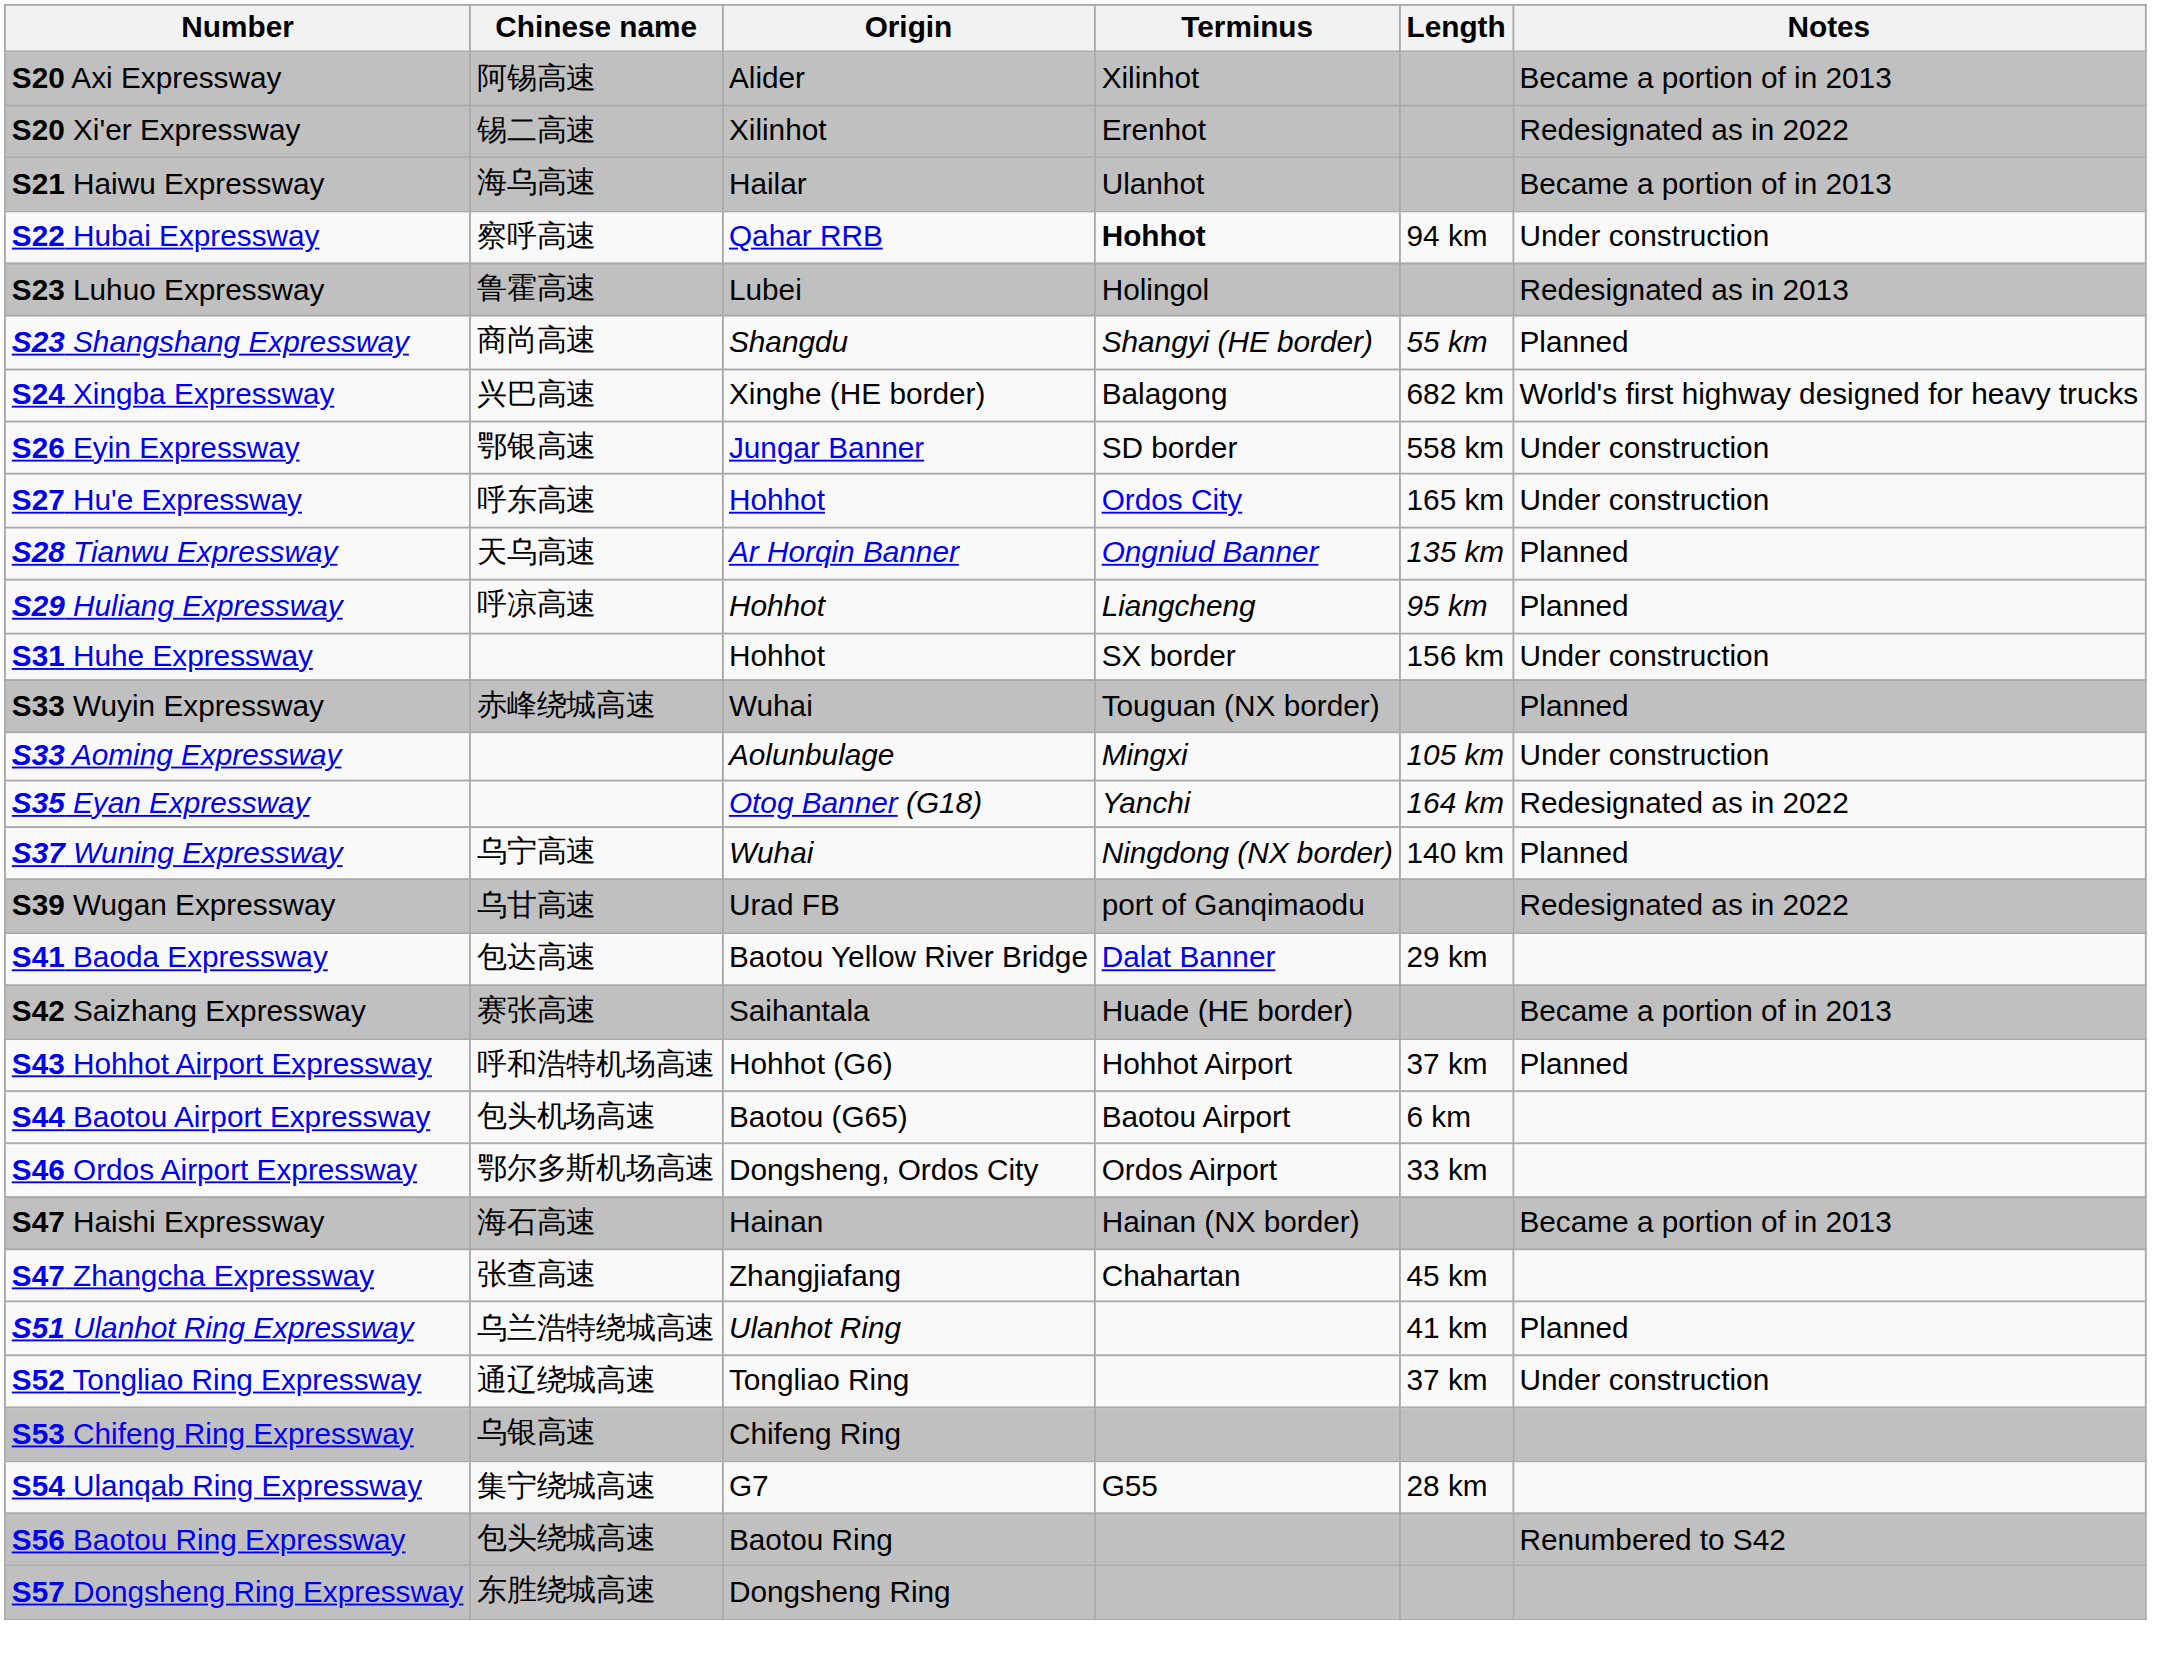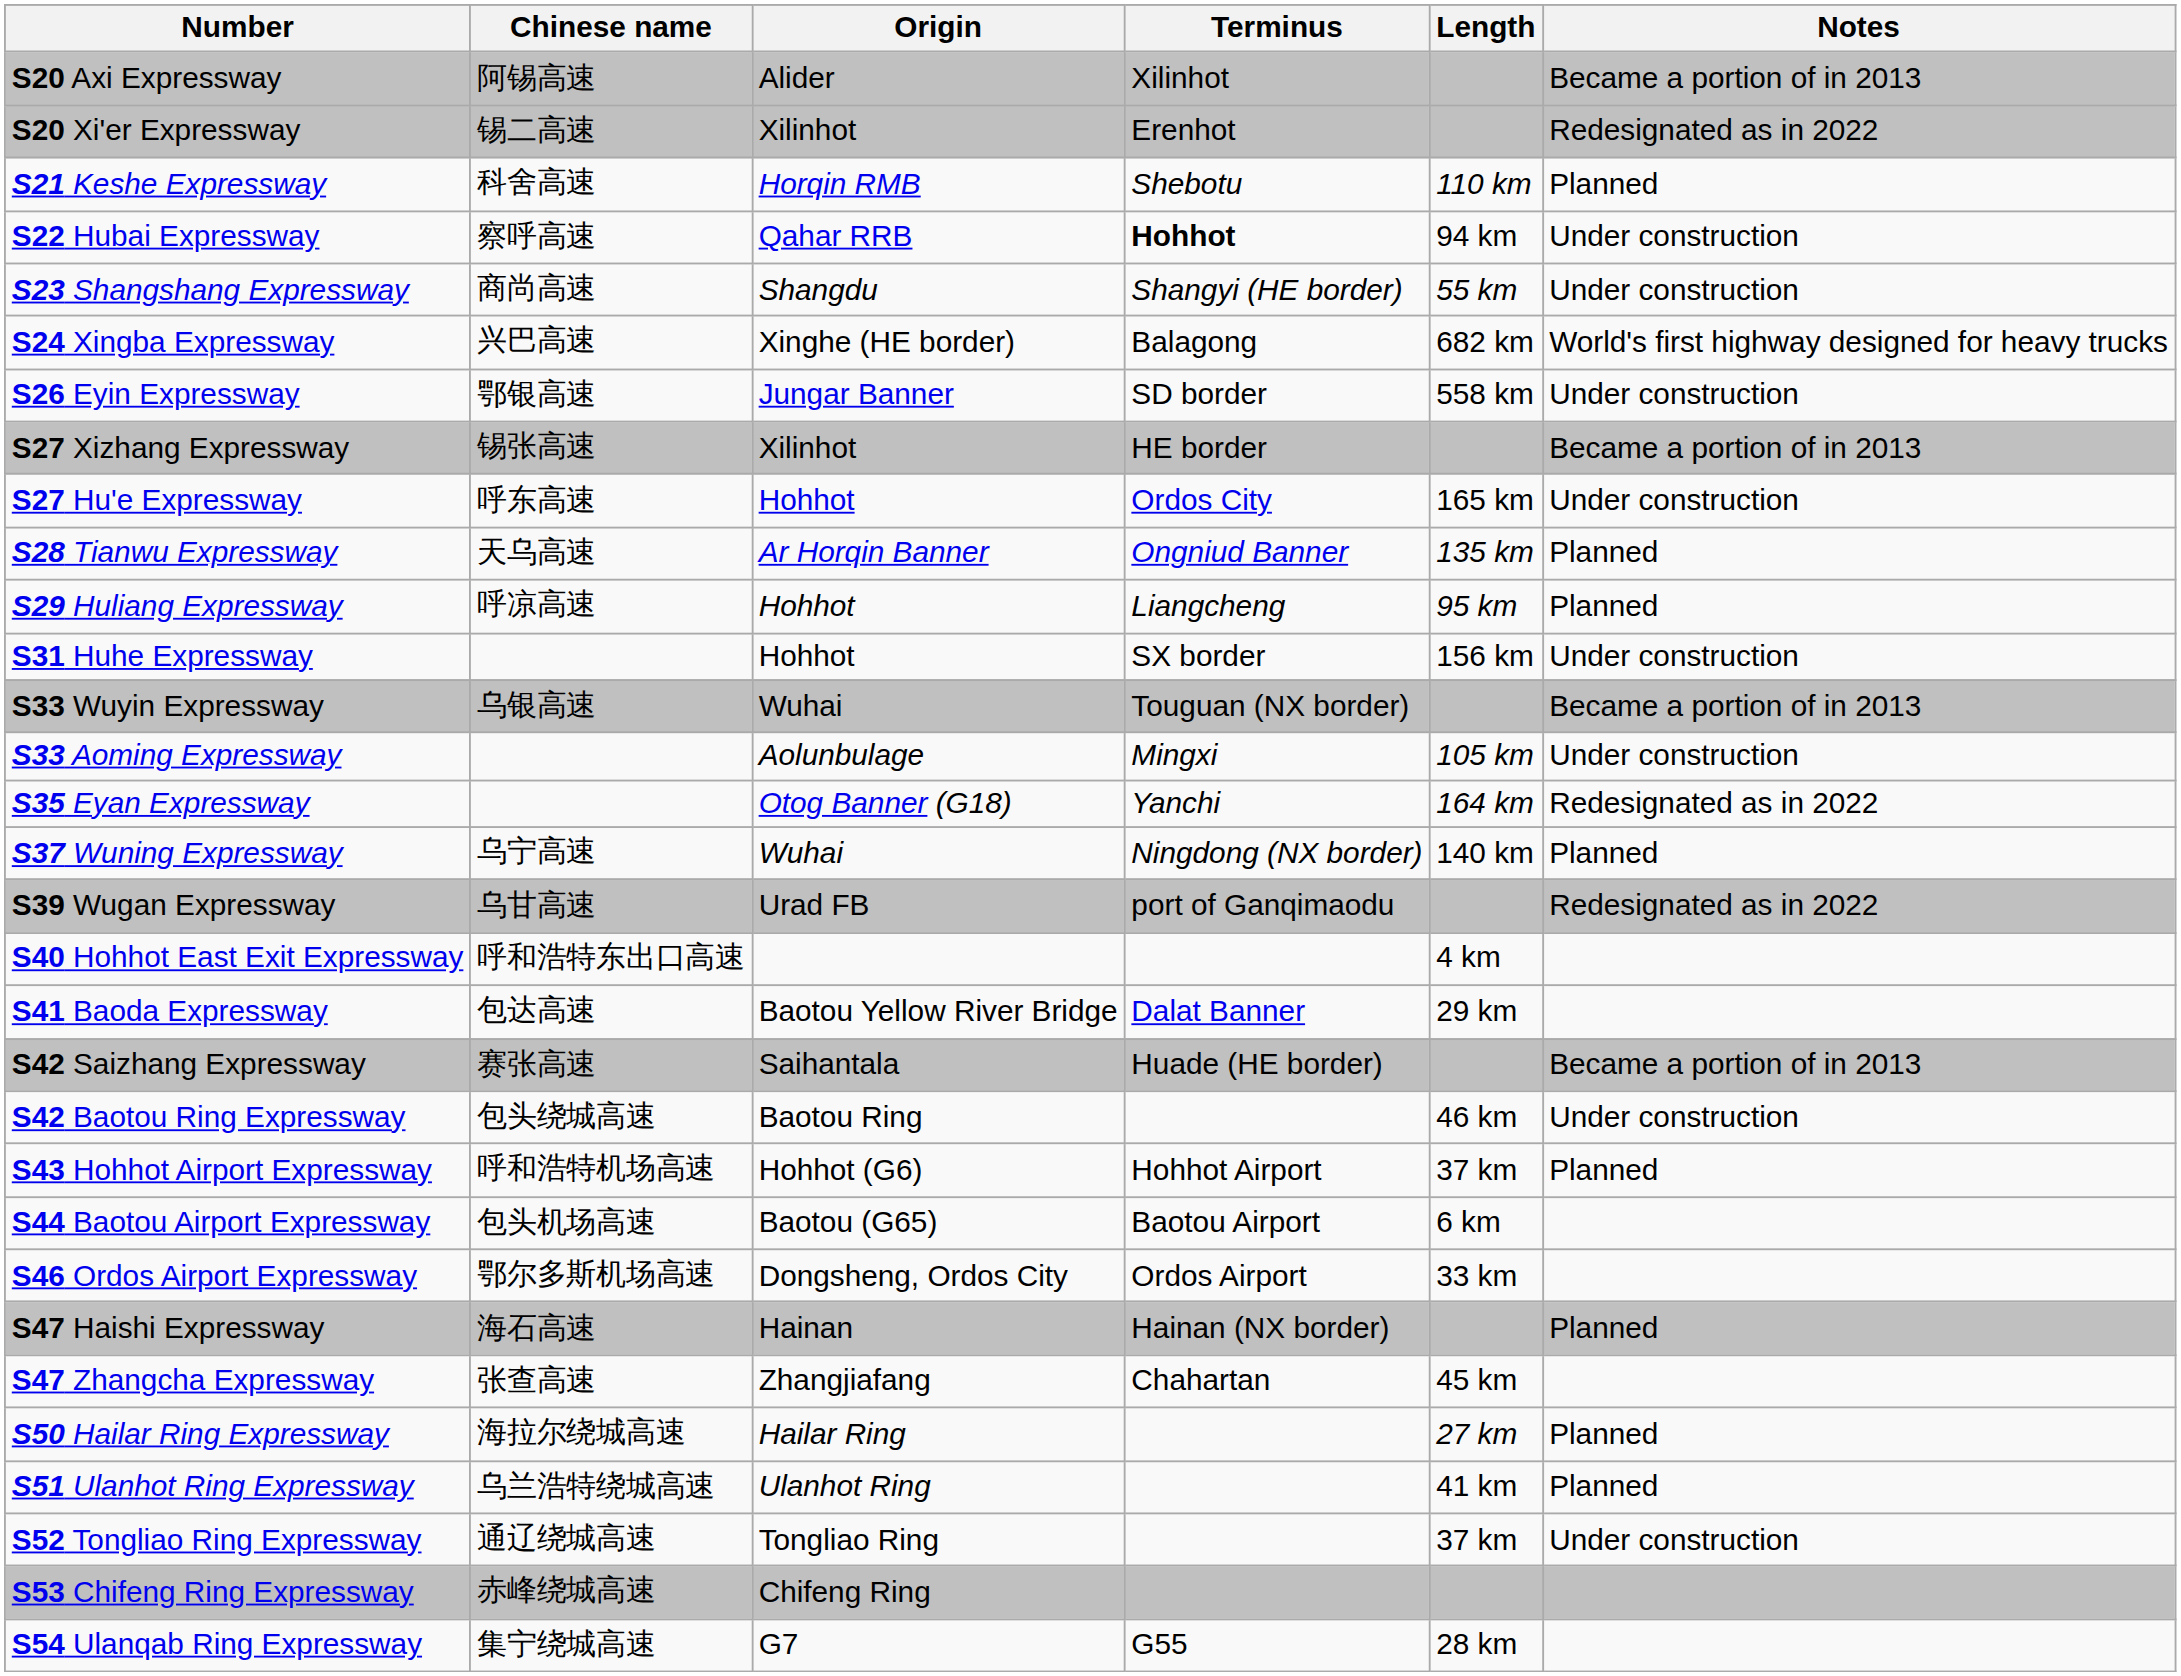- row: (168, 183)
+ row: (169, 183)
- row: (168, 289)
(1574, 341) Planned -> (1674, 289) Under construction
+ row: (181, 447)
(566, 704) 赤峰绕城高速 -> (537, 704) 乌银高速
(1574, 705) Planned -> (1735, 705) Became a portion of in 2013
+ row: (238, 958)
+ row: (209, 1116)
(1706, 1222) Became a portion of in 2013 -> (1604, 1328) Planned
+ row: (200, 1433)
(537, 1432) 乌银高速 -> (566, 1590) 赤峰绕城高速
- row: (209, 1539)
- row: (238, 1591)
